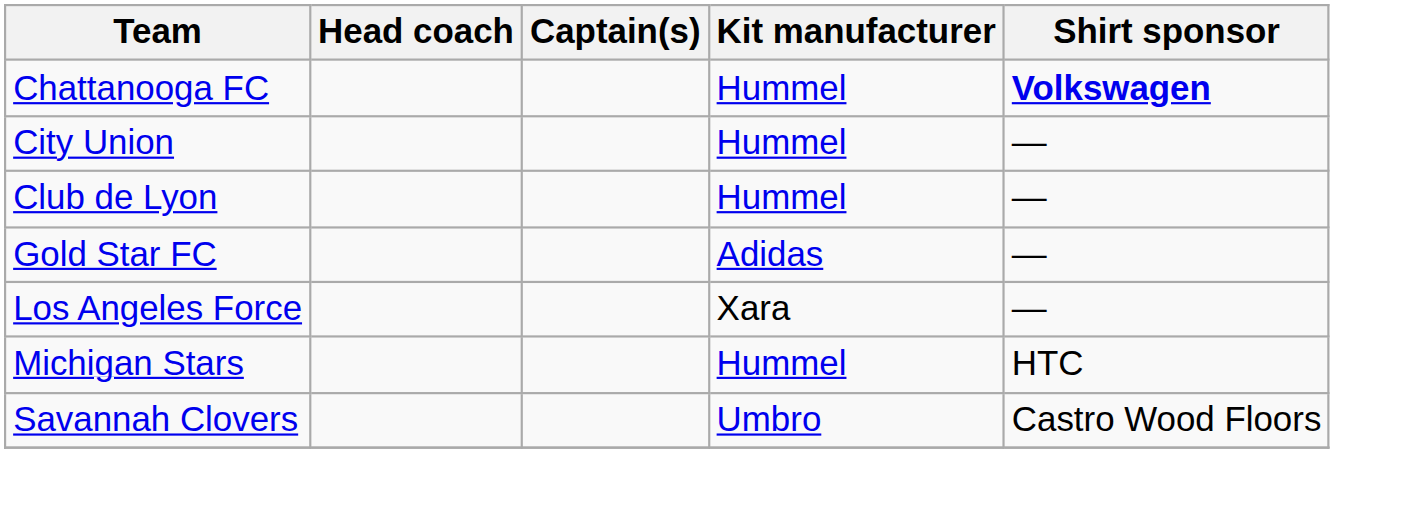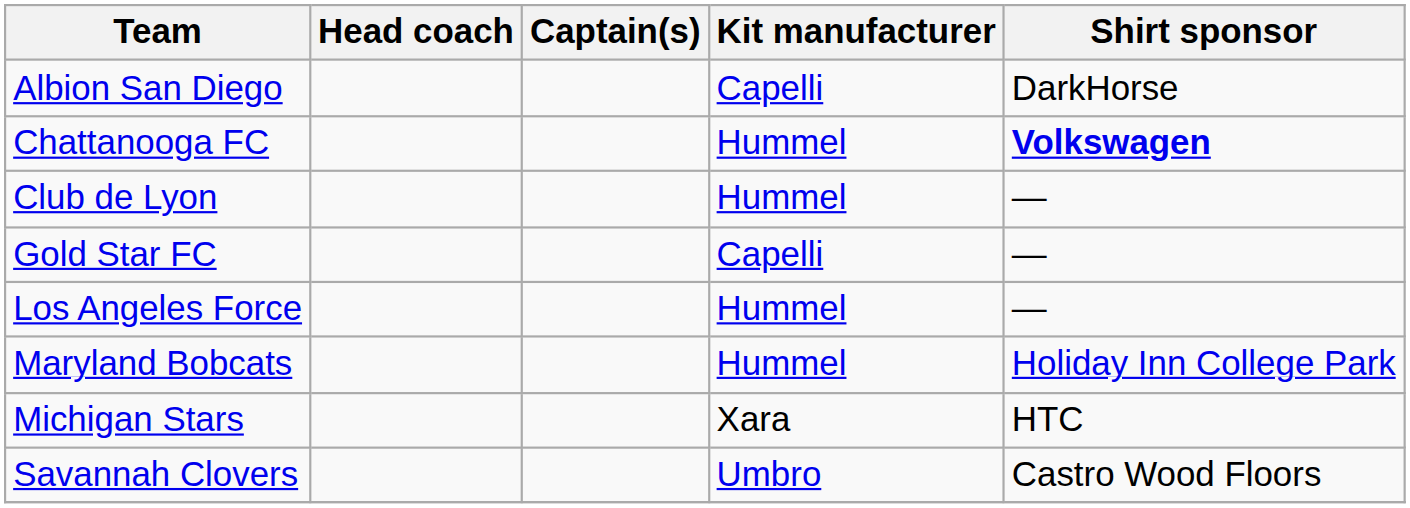+ row: (148, 87)
- row: (94, 142)
(770, 253) Adidas -> (770, 253) Capelli
(753, 308) Xara -> (782, 308) Hummel
+ row: (153, 364)
(782, 364) Hummel -> (753, 419) Xara
